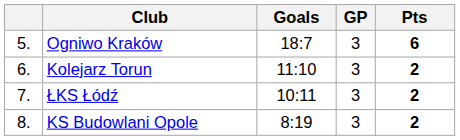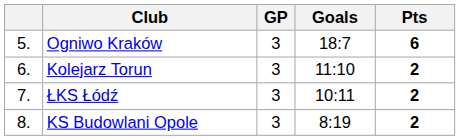columns swapped: (356, 17) <-> (296, 17)
